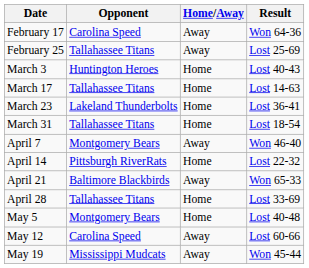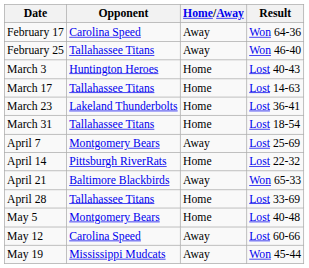(275, 50) Lost 25-69 -> (275, 50) Won 46-40
(275, 143) Won 46-40 -> (275, 143) Lost 25-69
